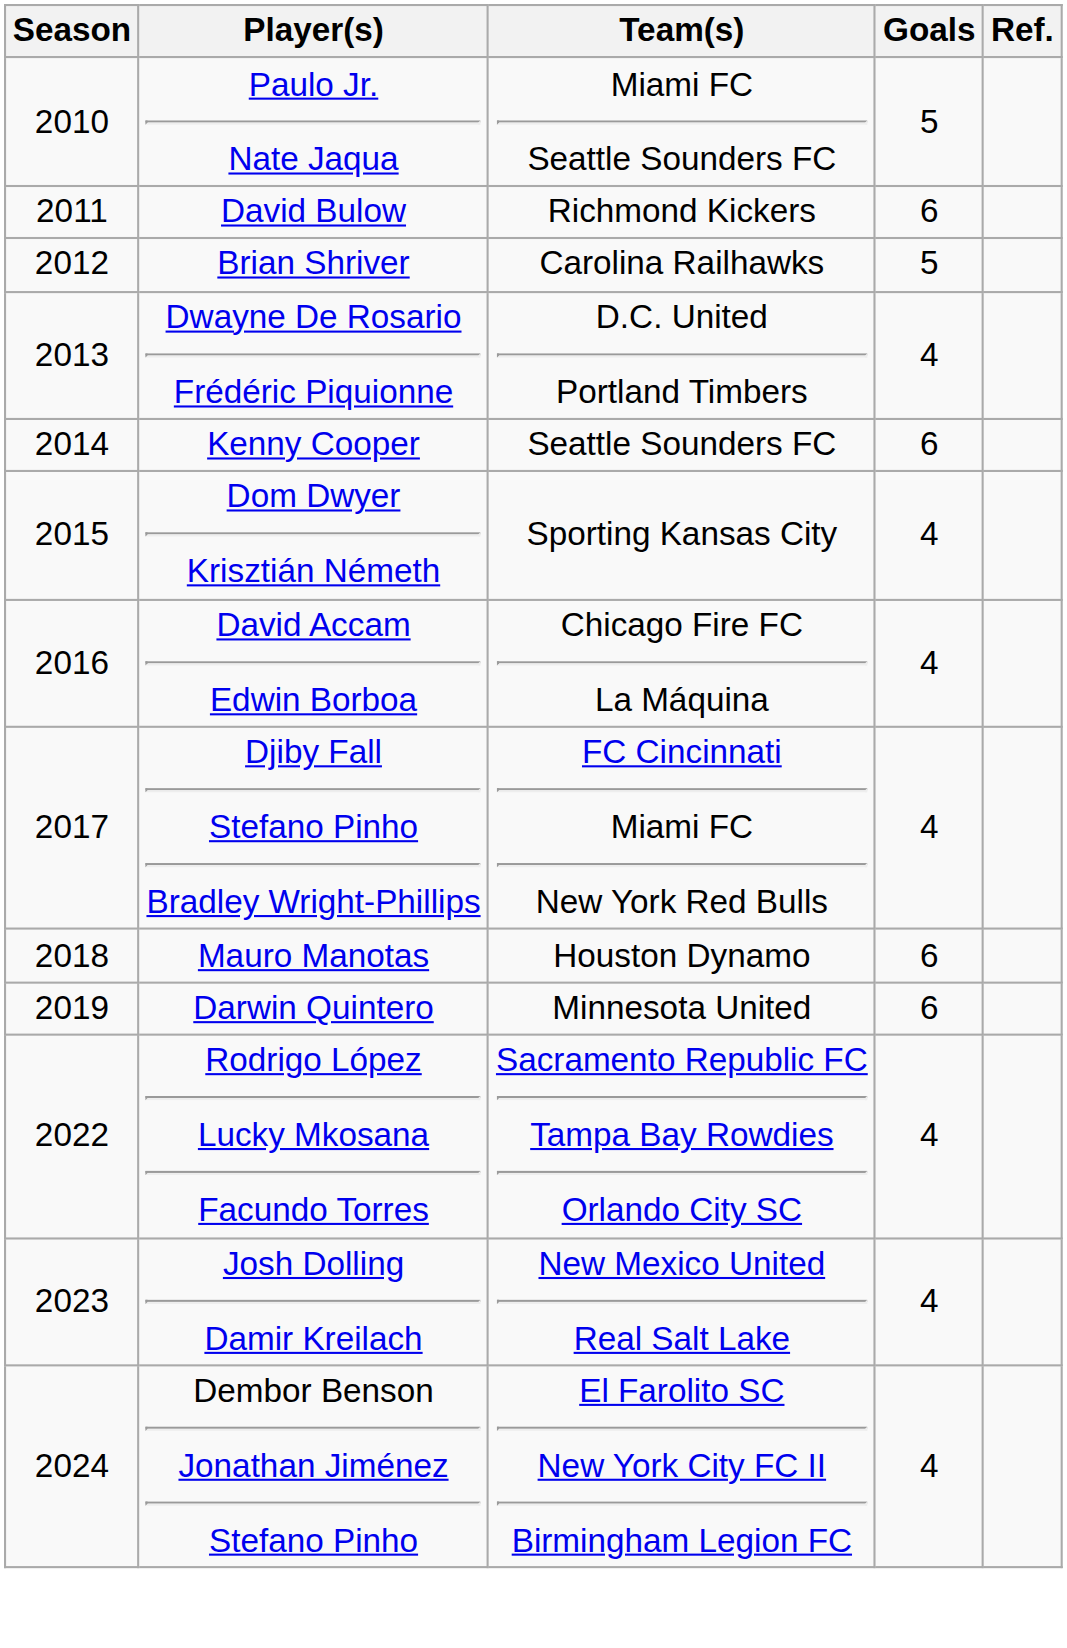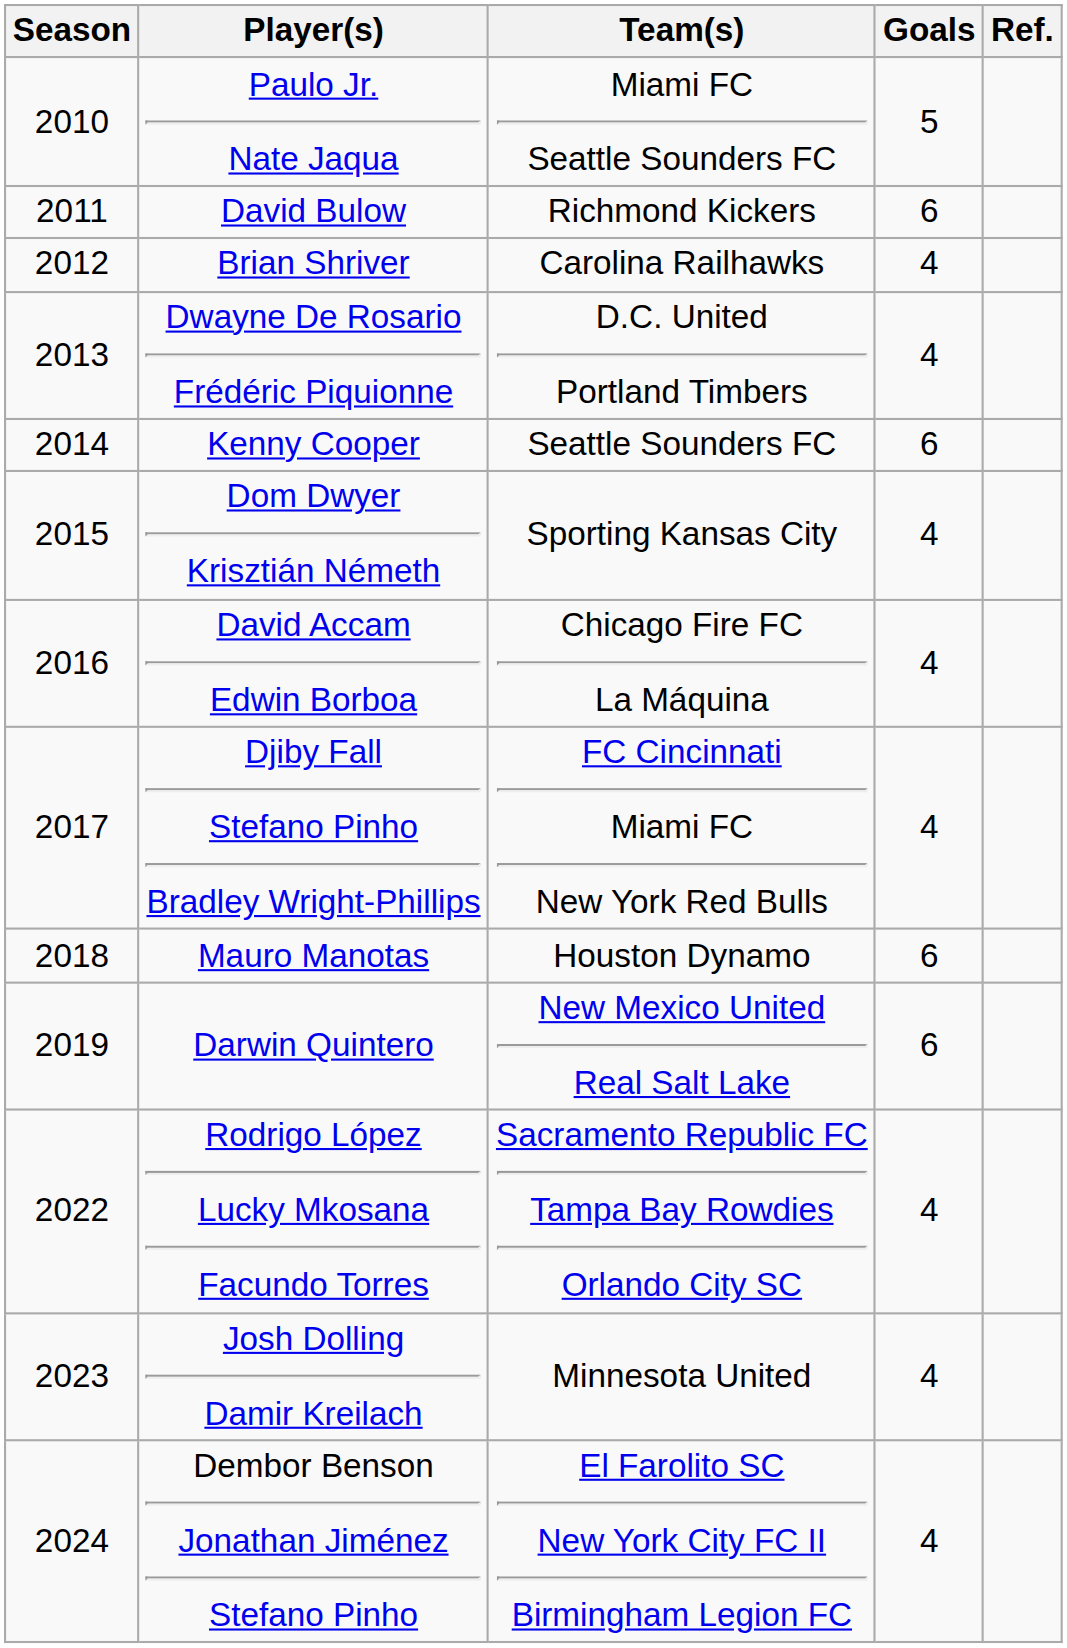(929, 264) 5 -> (929, 264) 4
(682, 1007) Minnesota United -> (682, 1045) New Mexico United Real Salt Lake
(682, 1300) New Mexico United Real Salt Lake -> (682, 1375) Minnesota United
